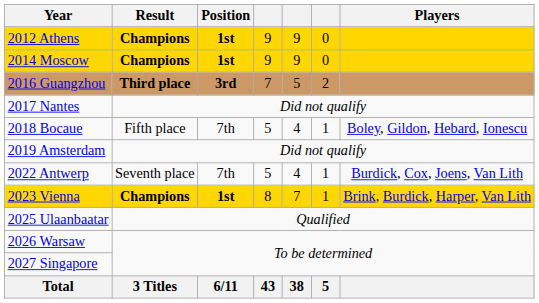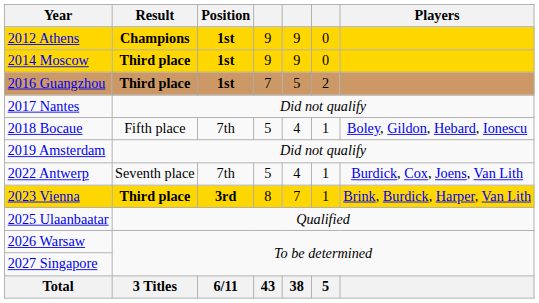(155, 60) Champions -> (155, 60) Third place
(226, 83) 3rd -> (226, 83) 1st
(155, 196) Champions -> (155, 196) Third place
(226, 196) 1st -> (226, 196) 3rd
